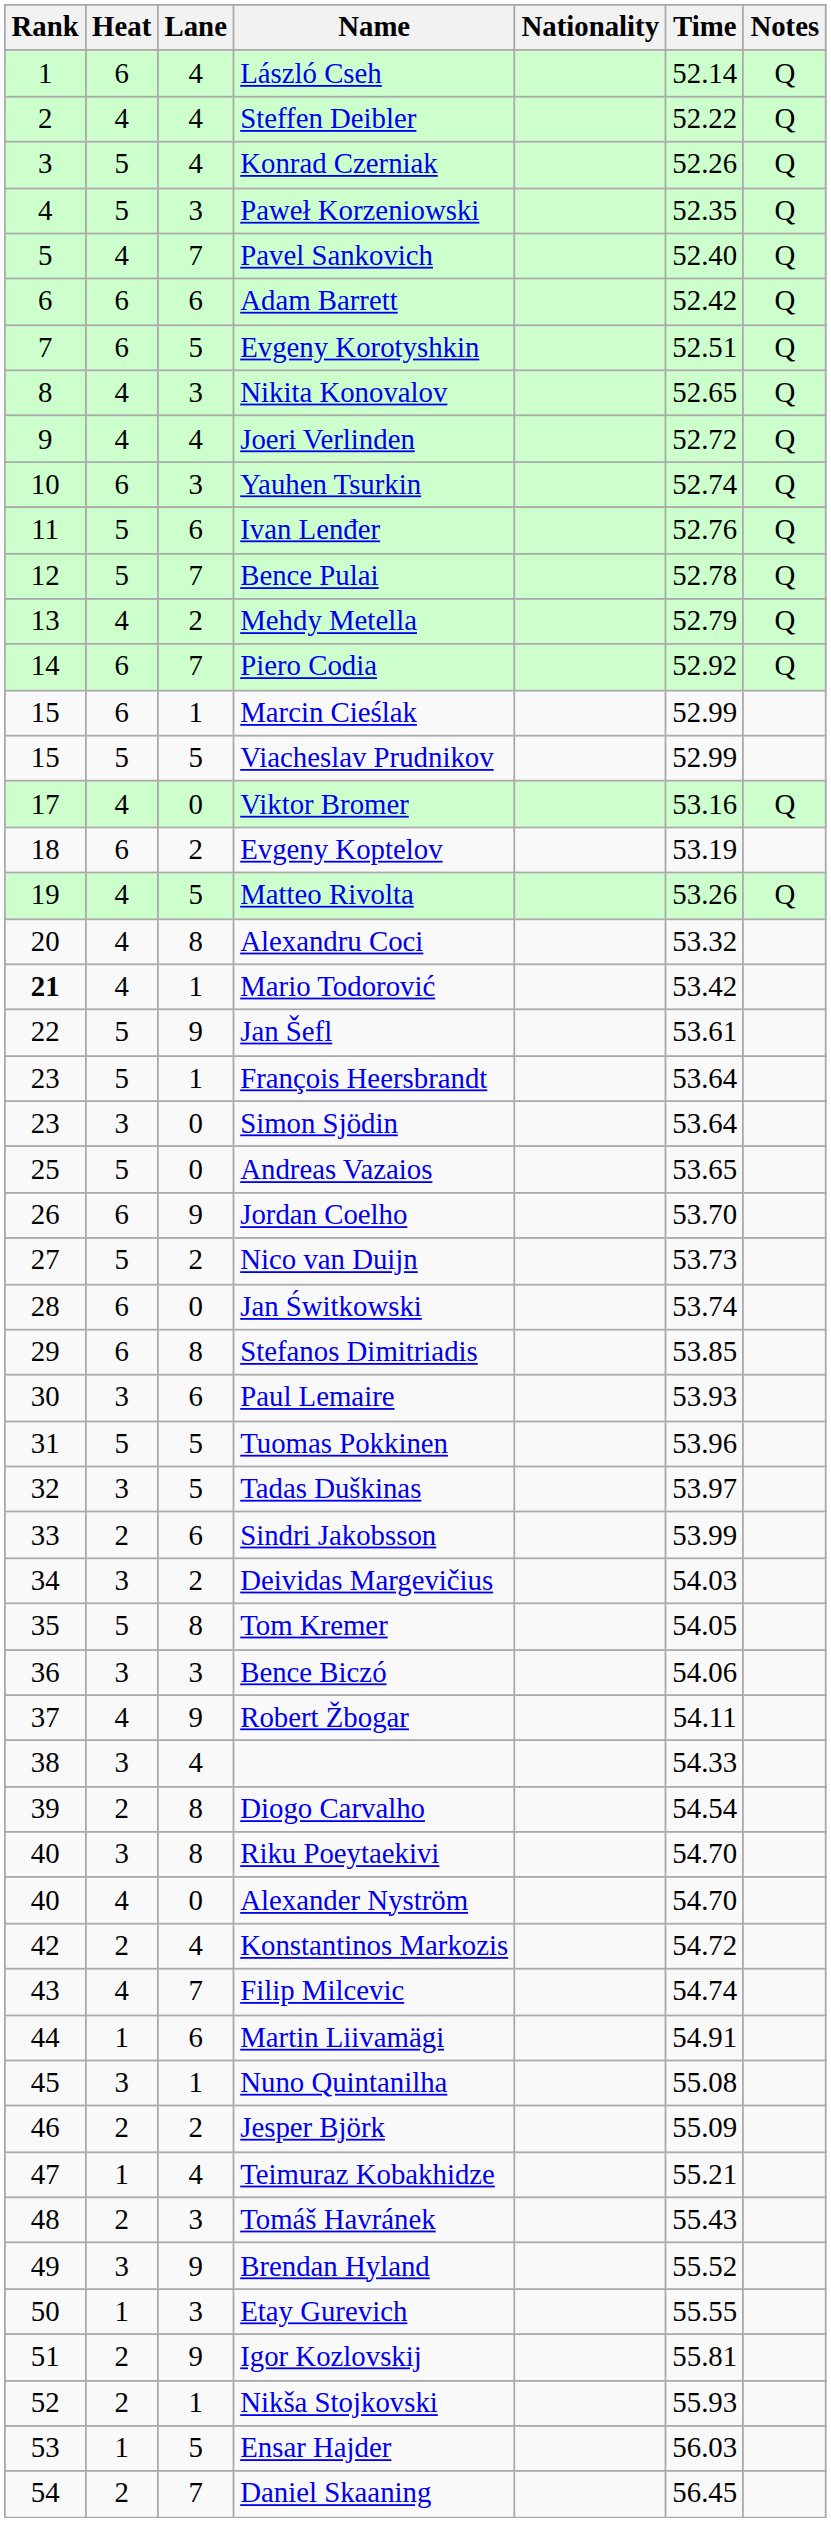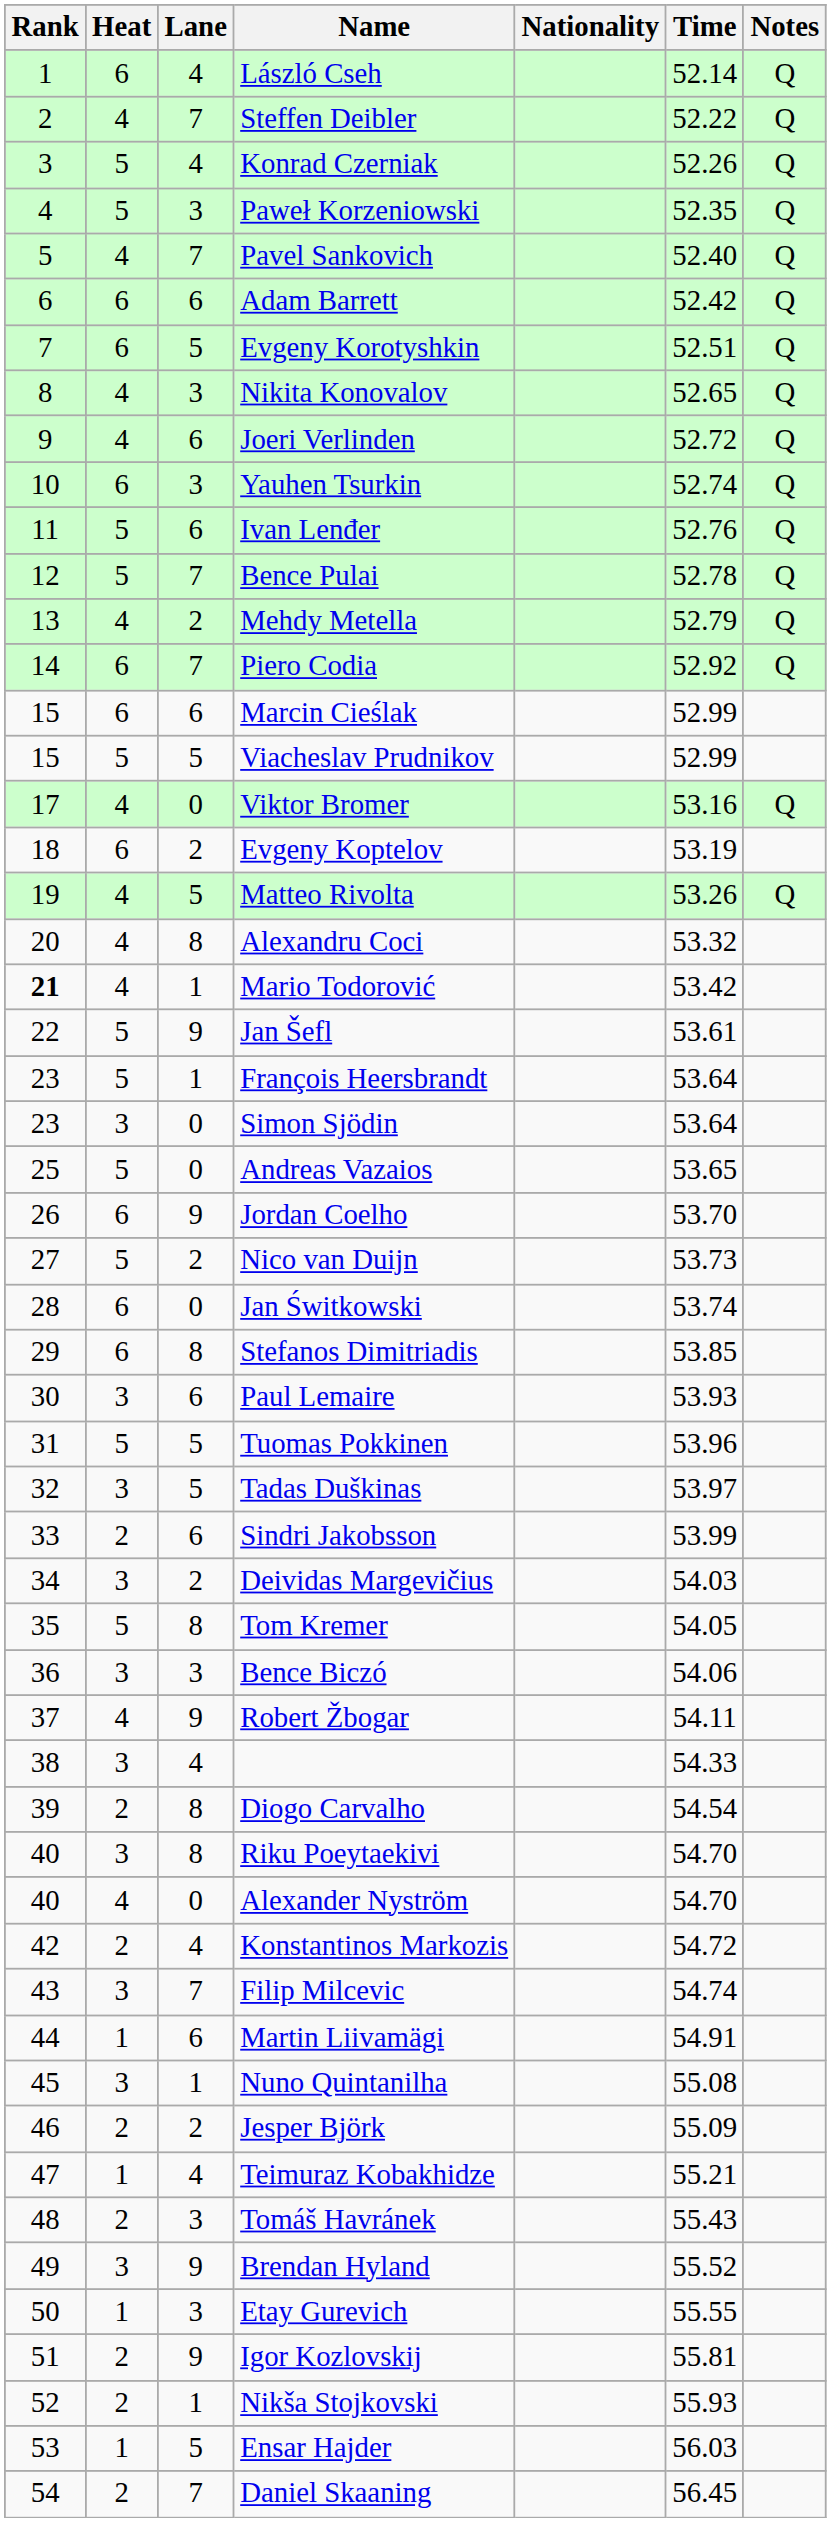(196, 118) 4 -> (196, 118) 7
(196, 438) 4 -> (196, 438) 6
(196, 712) 1 -> (196, 712) 6
(122, 1991) 4 -> (122, 1991) 3
